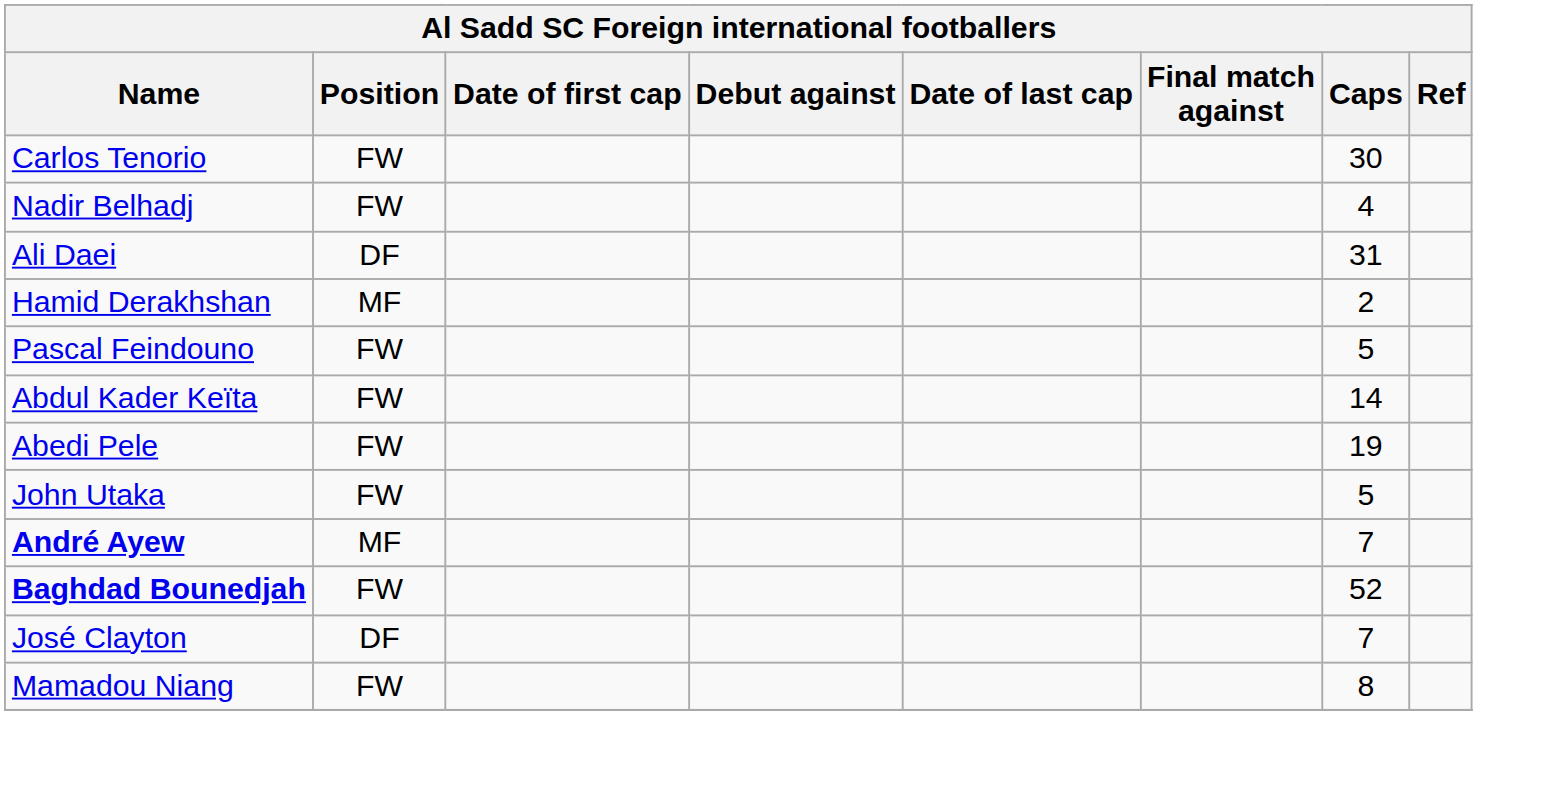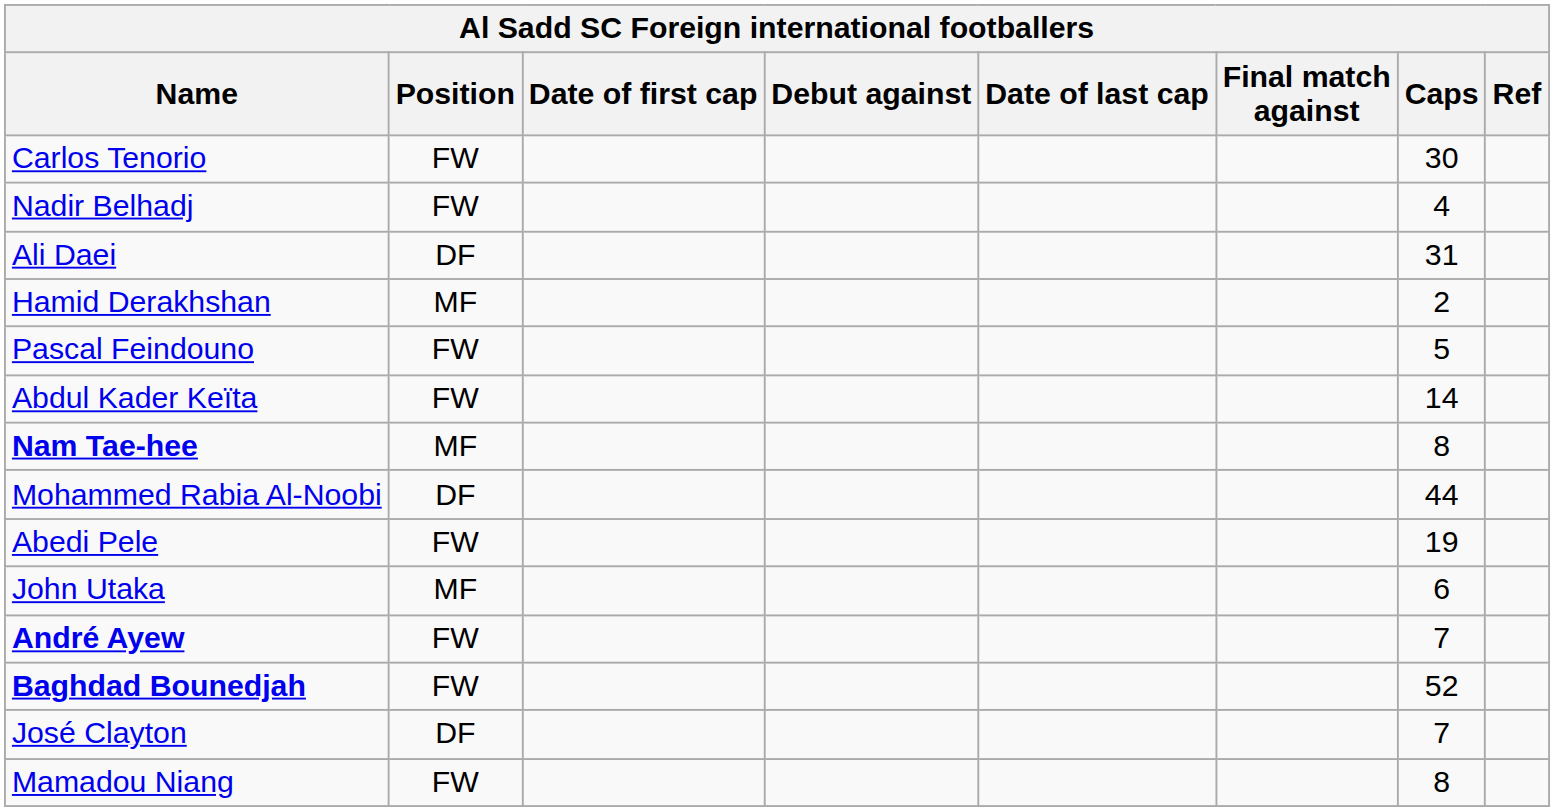+ row: (105, 446)
+ row: (197, 494)
(379, 494) FW -> (455, 590) MF
(1366, 494) 5 -> (1442, 590) 6
(380, 542) MF -> (455, 638) FW
